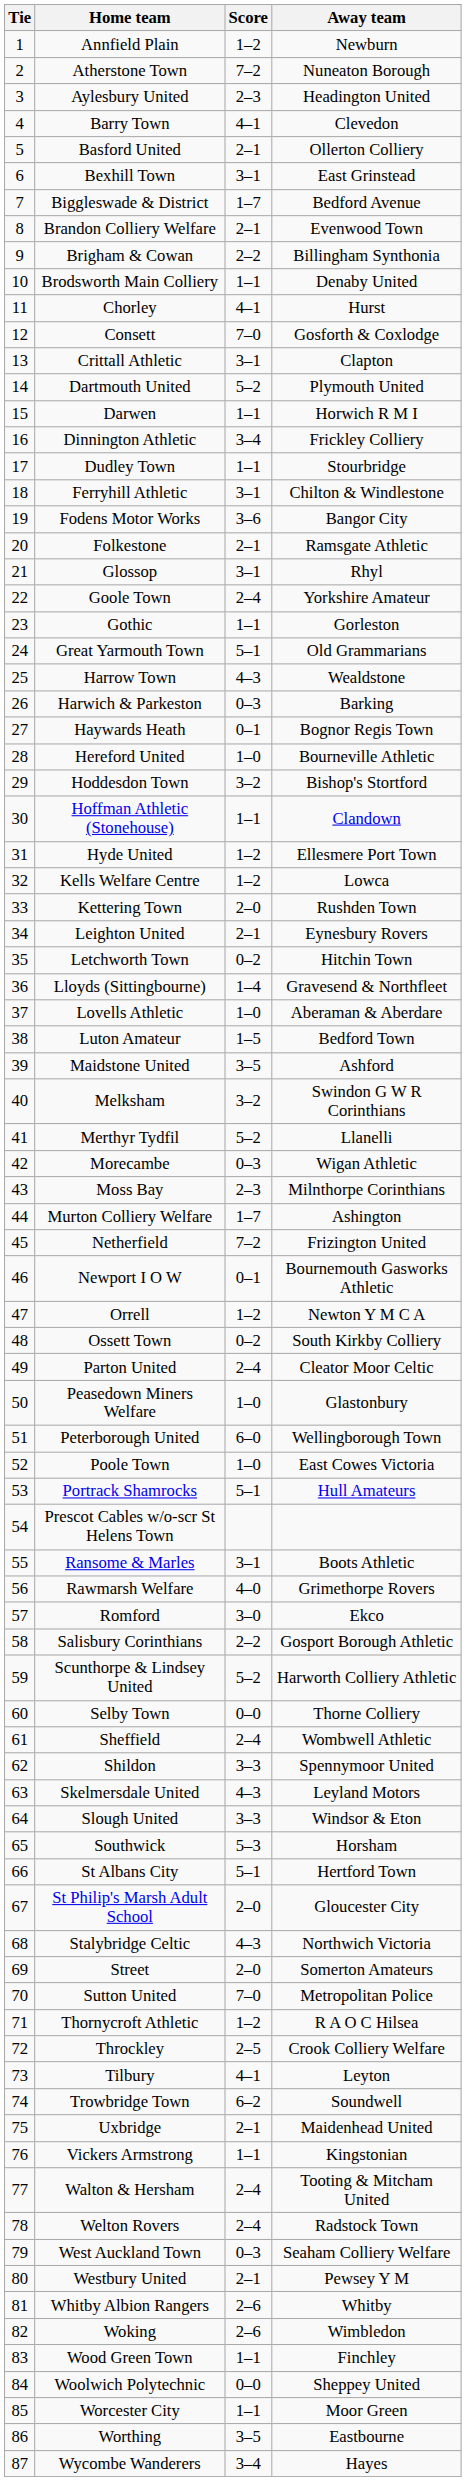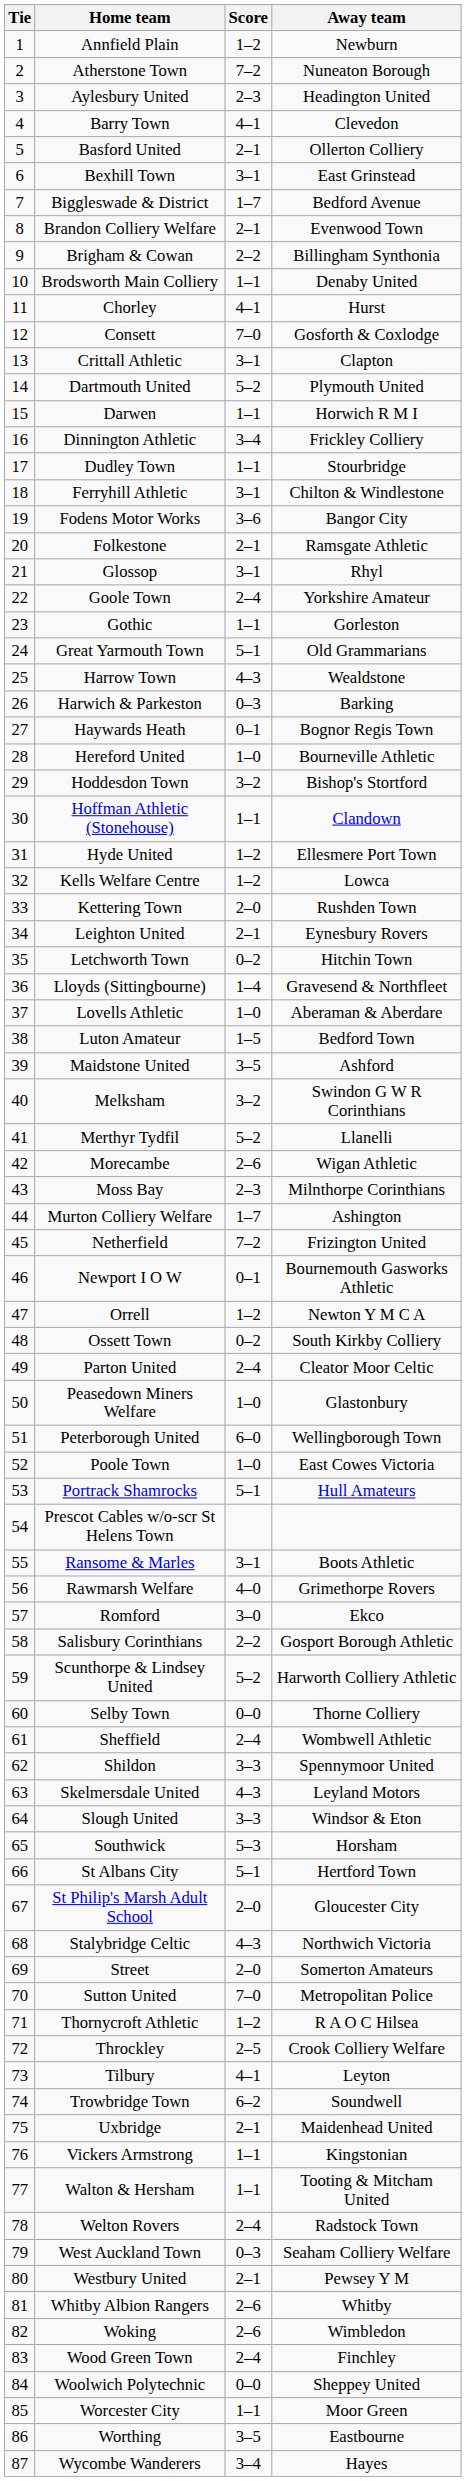(248, 1163) 0–3 -> (248, 1163) 2–6
(248, 2190) 2–4 -> (248, 2190) 1–1
(248, 2357) 1–1 -> (248, 2357) 2–4
